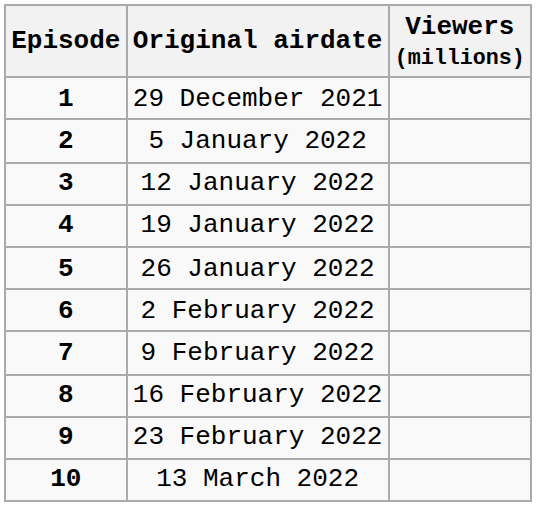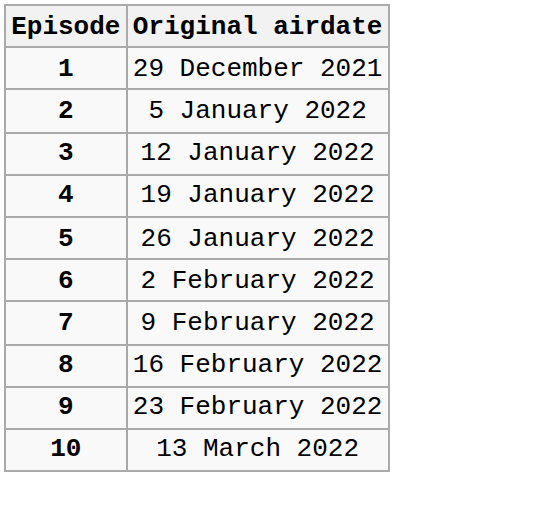- column: (460, 40)
